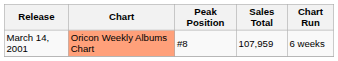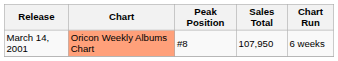(256, 43) 107,959 -> (256, 43) 107,950
